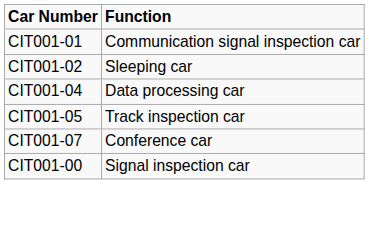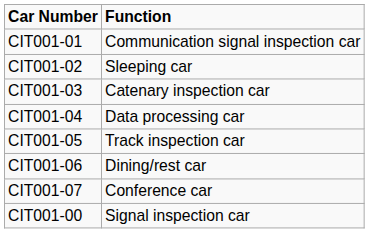+ row: (45, 91)
+ row: (45, 166)
